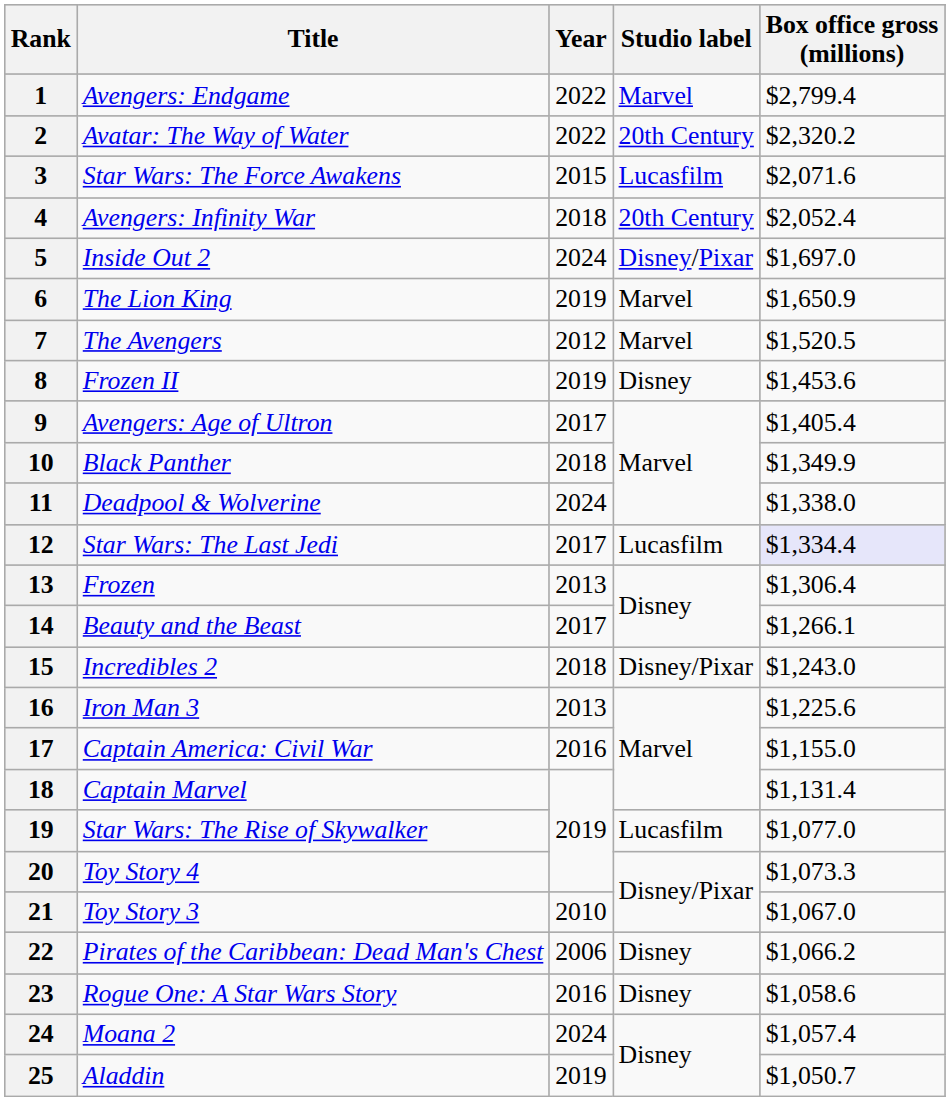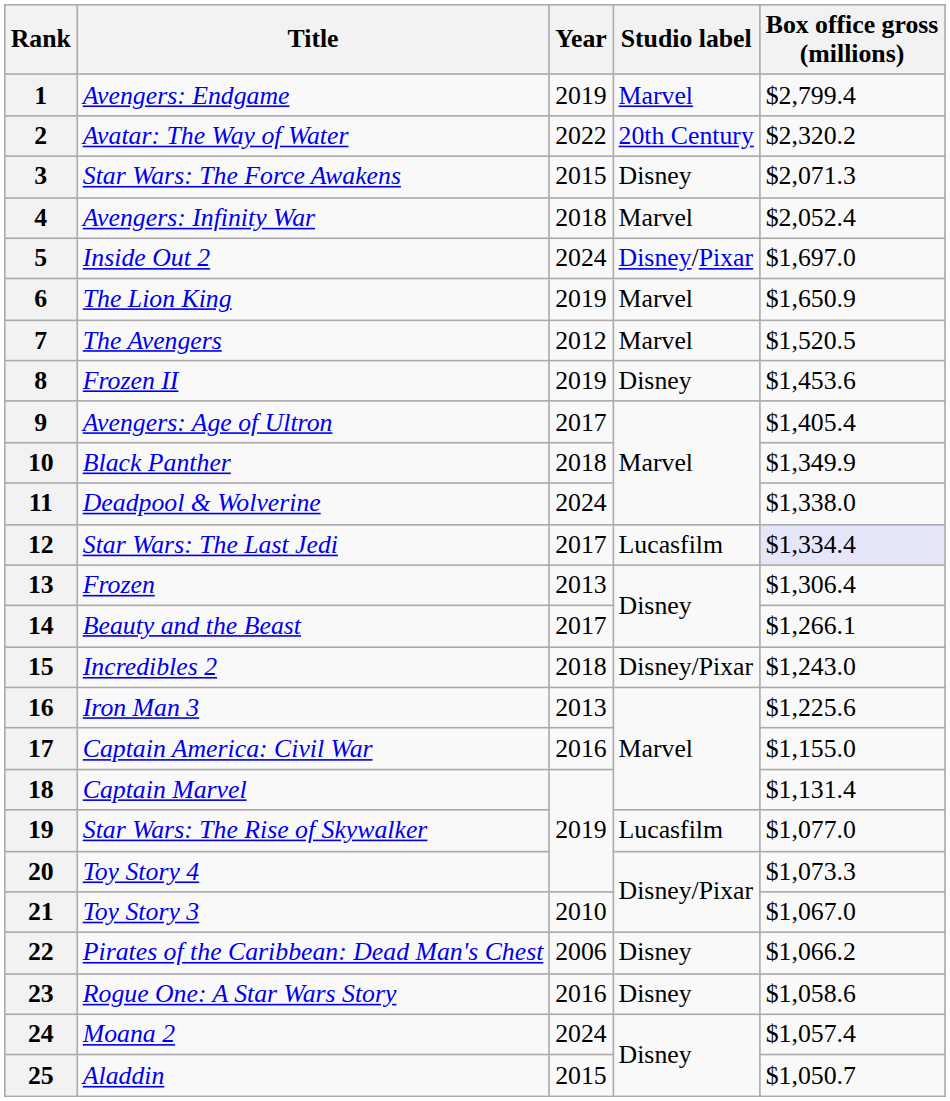(581, 94) 2022 -> (581, 94) 2019
(671, 176) Lucasfilm -> (655, 176) Disney
(811, 176) $2,071.6 -> (811, 176) $2,071.3
(686, 217) 20th Century -> (656, 217) Marvel
(581, 1075) 2019 -> (581, 1075) 2015
